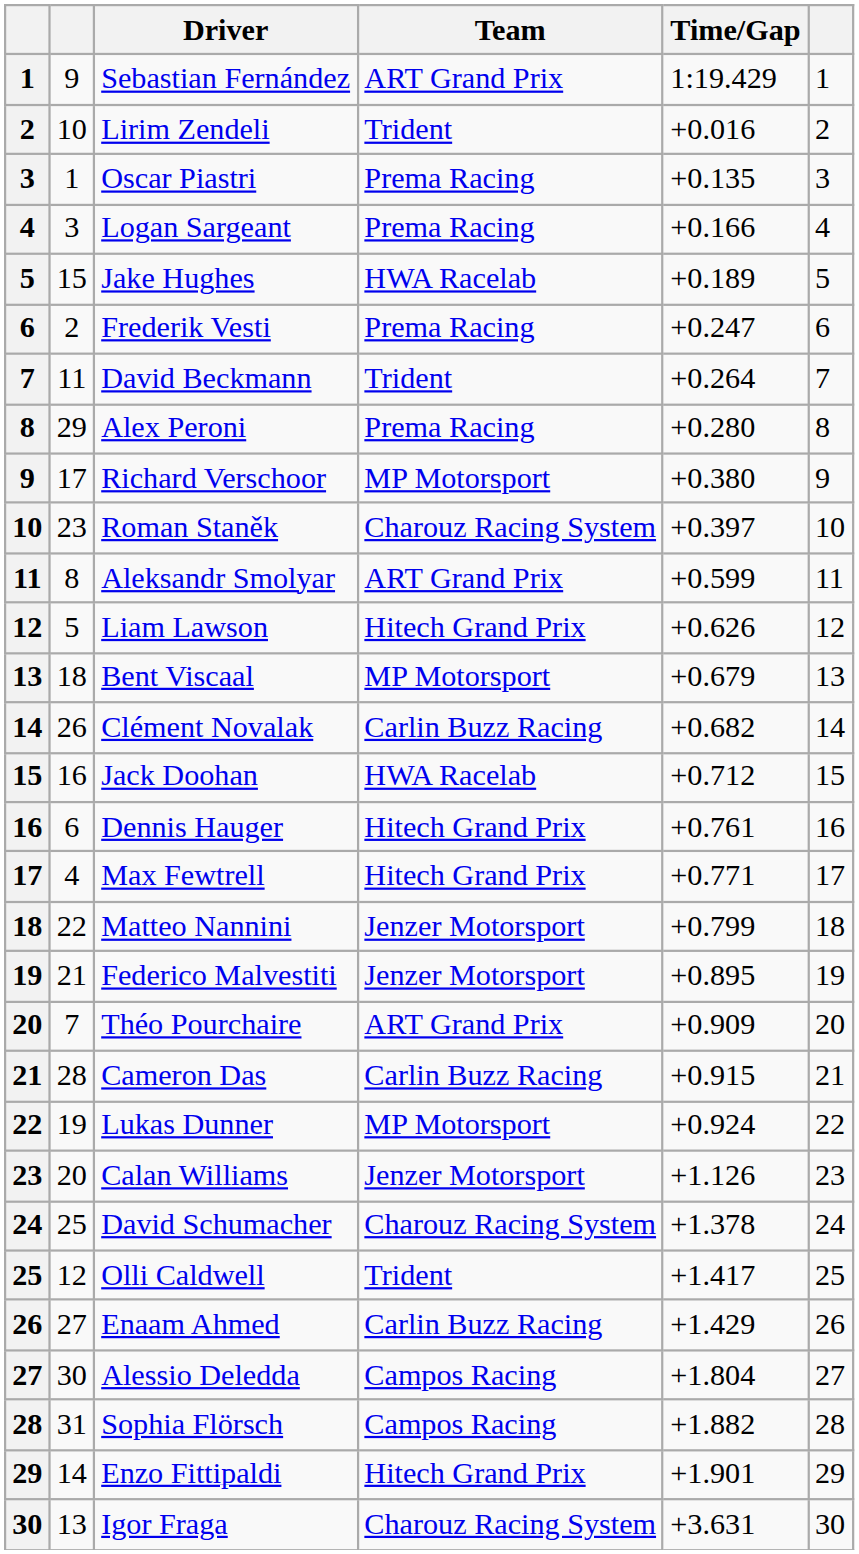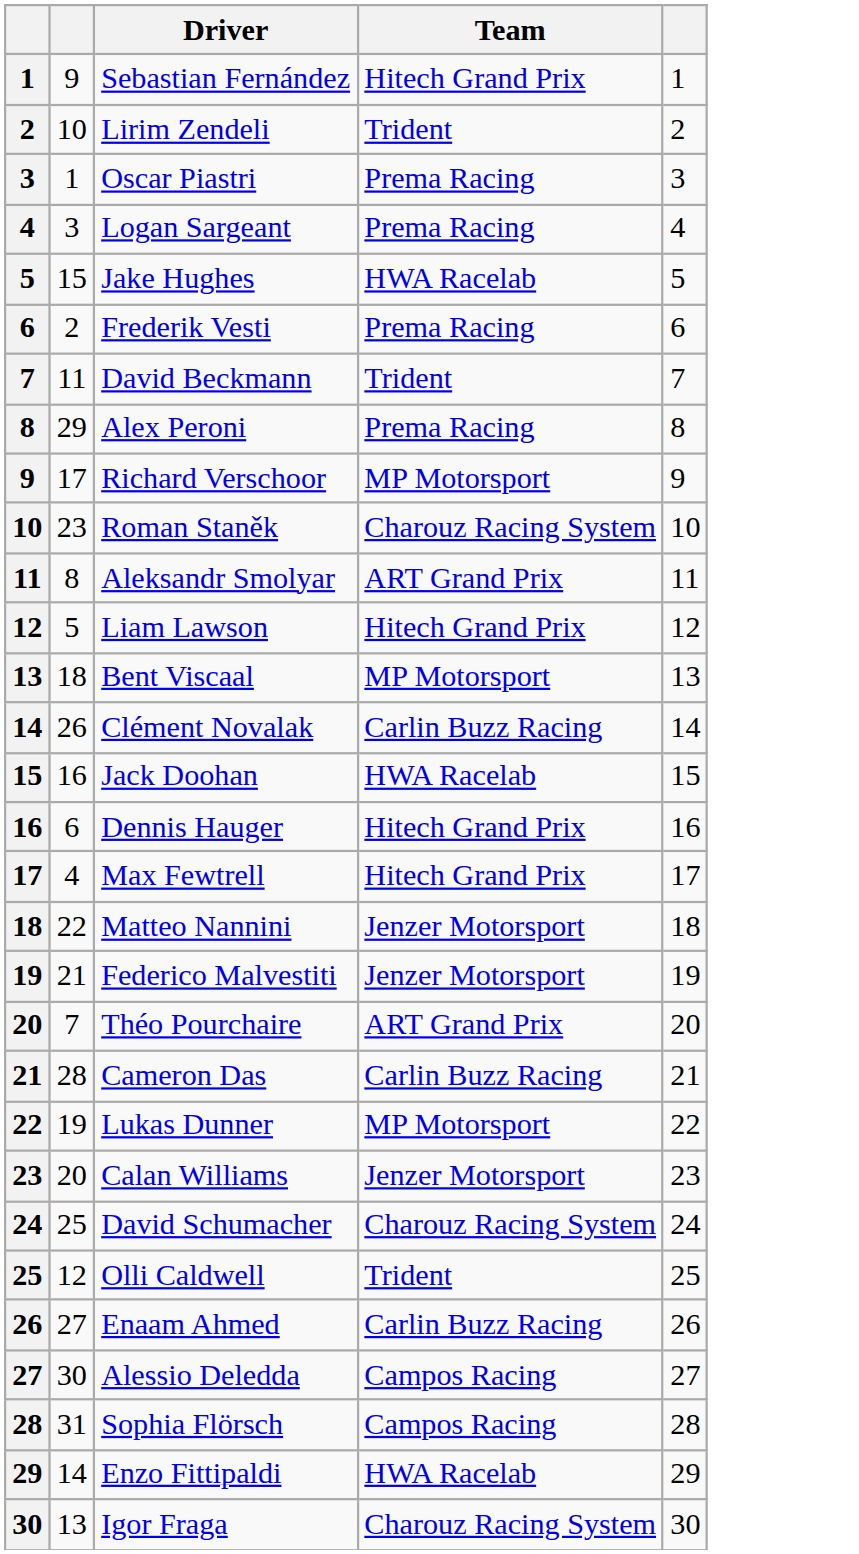- column: (735, 28)
(464, 78) ART Grand Prix -> (475, 78) Hitech Grand Prix
(475, 1473) Hitech Grand Prix -> (450, 1473) HWA Racelab
